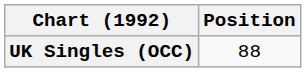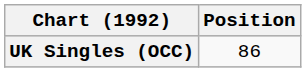(249, 52) 88 -> (249, 52) 86
